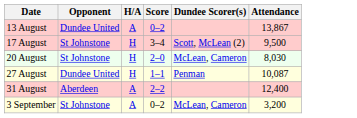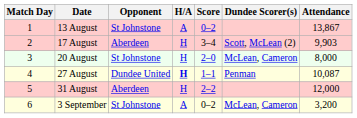+ column: (30, 12)
(90, 27) Dundee United -> (136, 27) St Johnstone
(85, 43) St Johnstone -> (130, 43) Aberdeen
(275, 43) 9,500 -> (326, 43) 9,903
(275, 58) 8,030 -> (326, 58) 8,000
(133, 74) normal -> (183, 74) bold
(133, 89) A -> (183, 89) H
(275, 89) 12,400 -> (326, 89) 12,000
